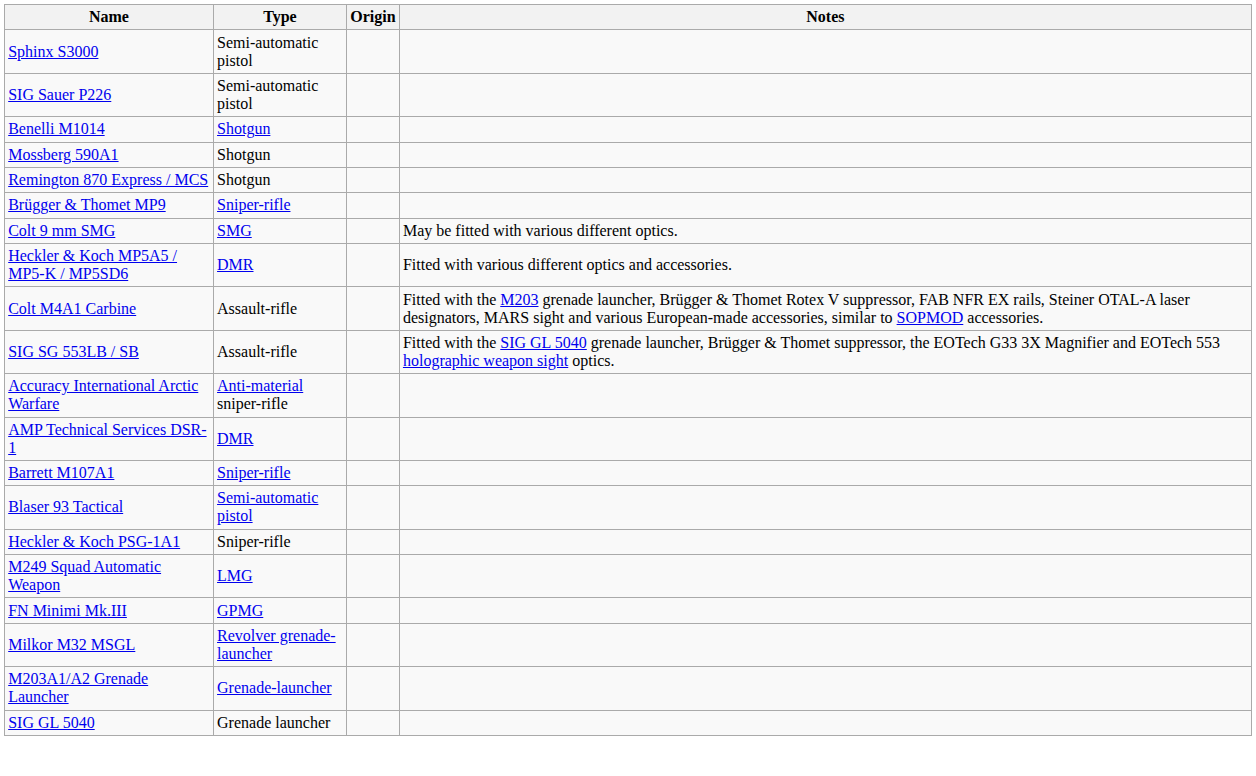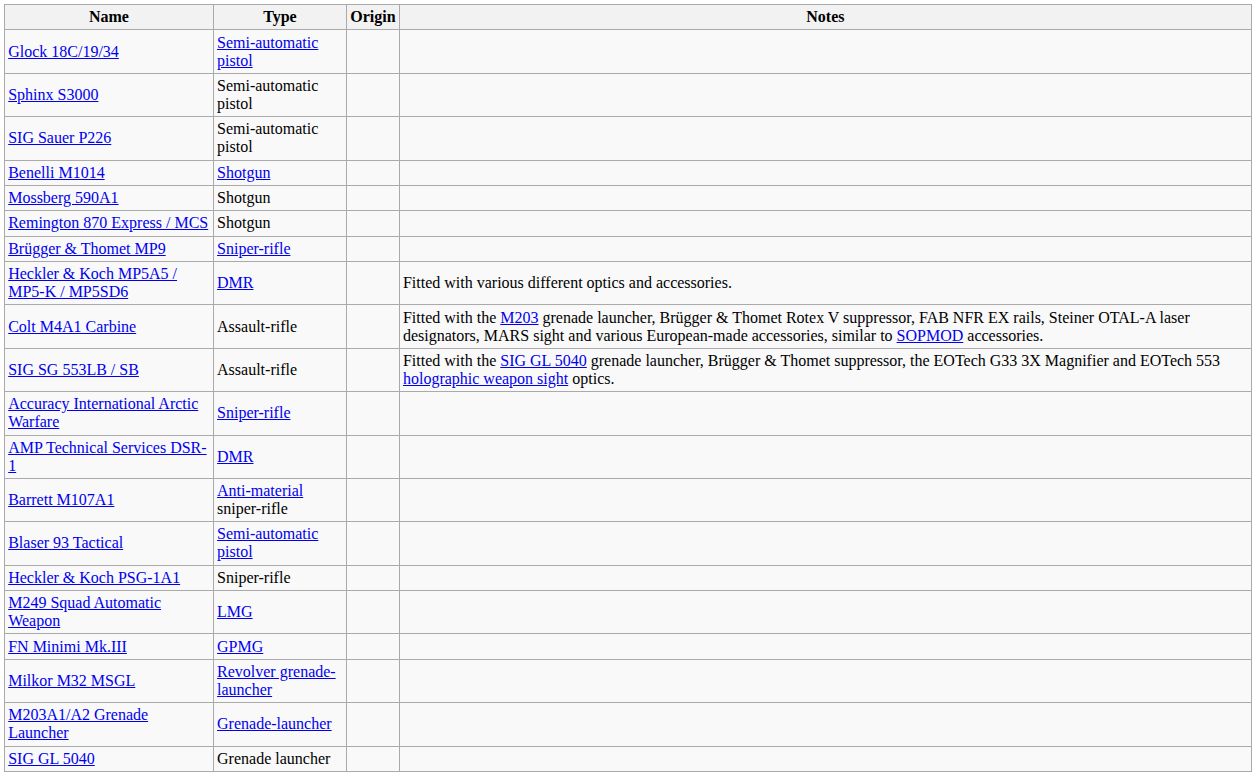+ row: (64, 51)
- row: (62, 230)
(260, 395) Anti-material sniper-rifle -> (254, 413) Sniper-rifle
(254, 473) Sniper-rifle -> (260, 500) Anti-material sniper-rifle
